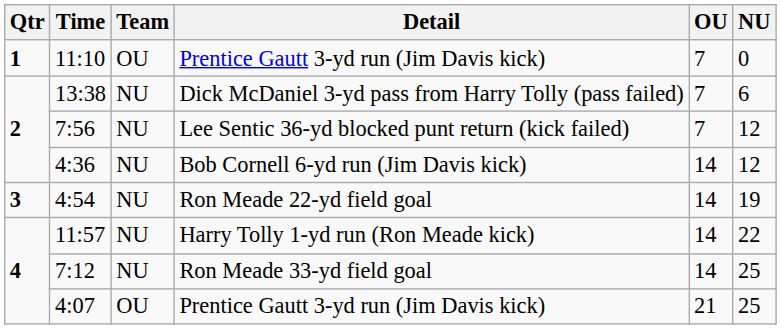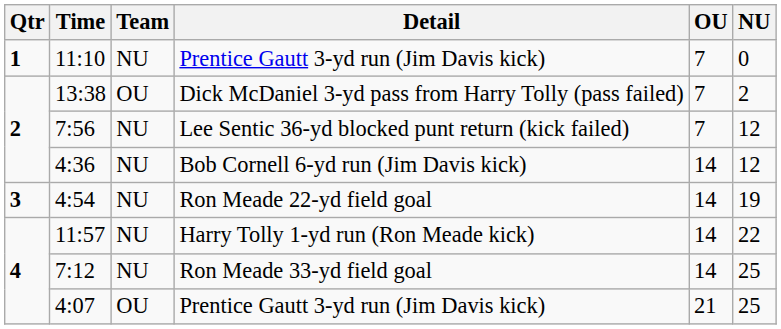(133, 57) OU -> (133, 57) NU
(133, 93) NU -> (133, 93) OU
(744, 93) 6 -> (744, 93) 2
